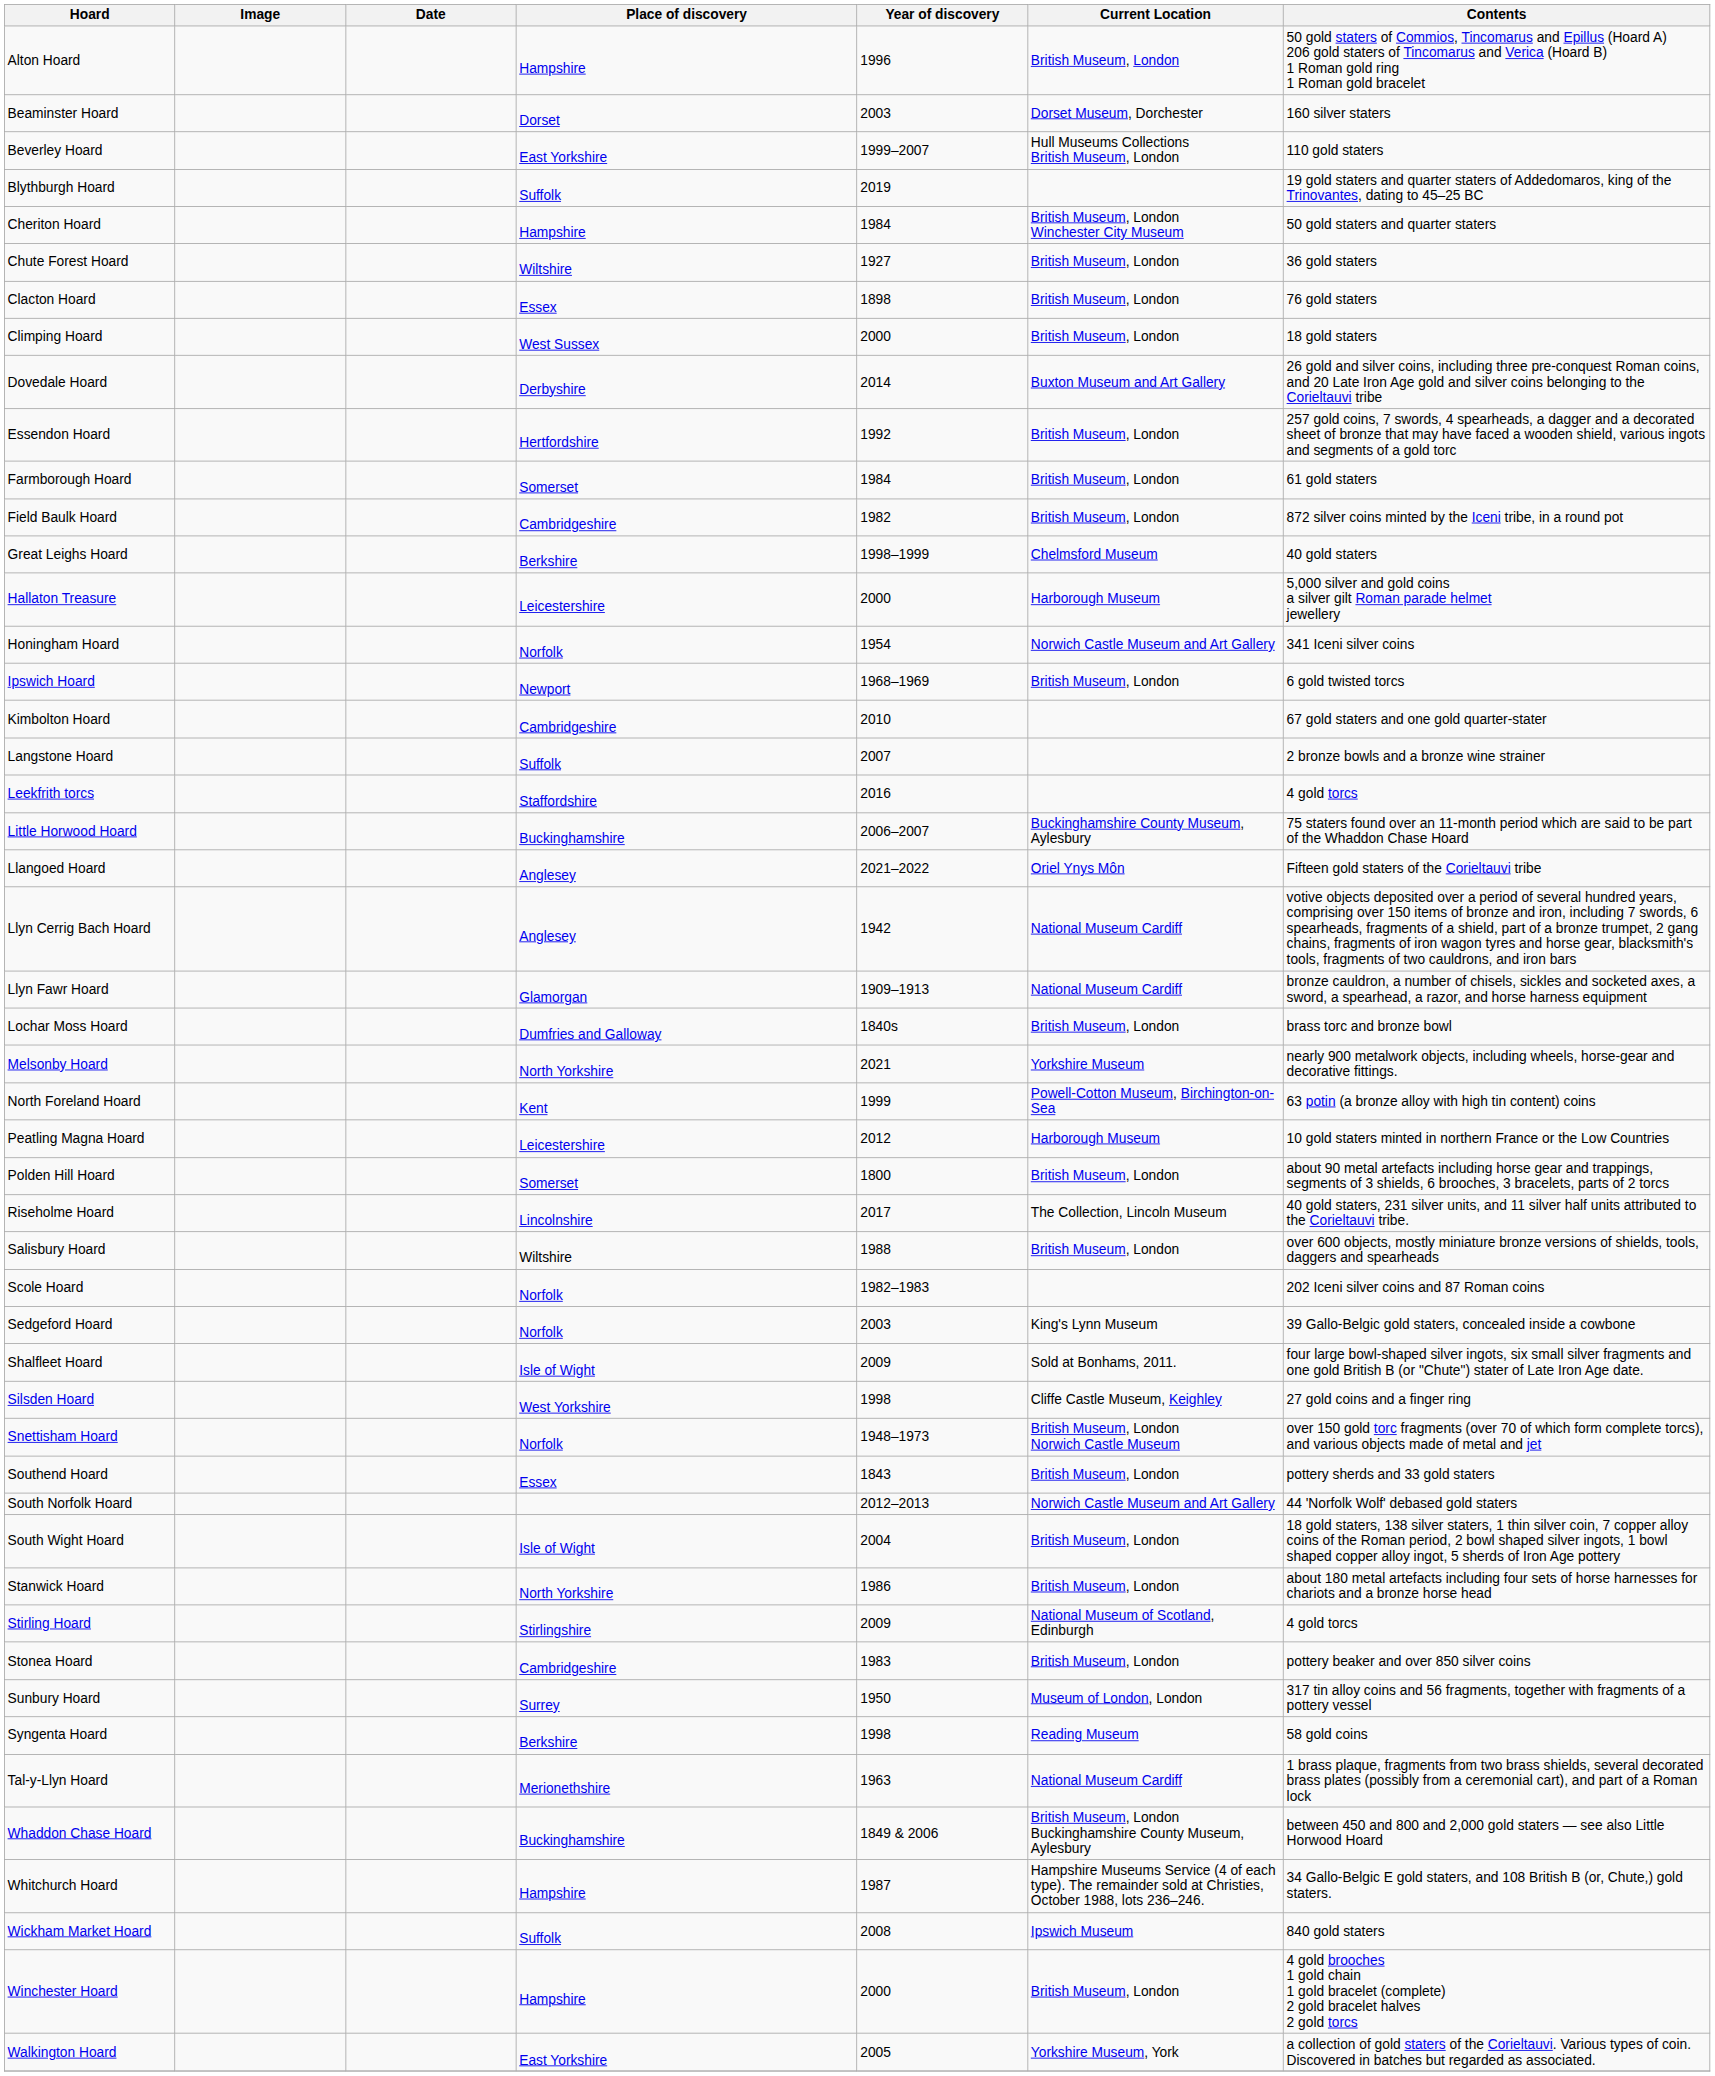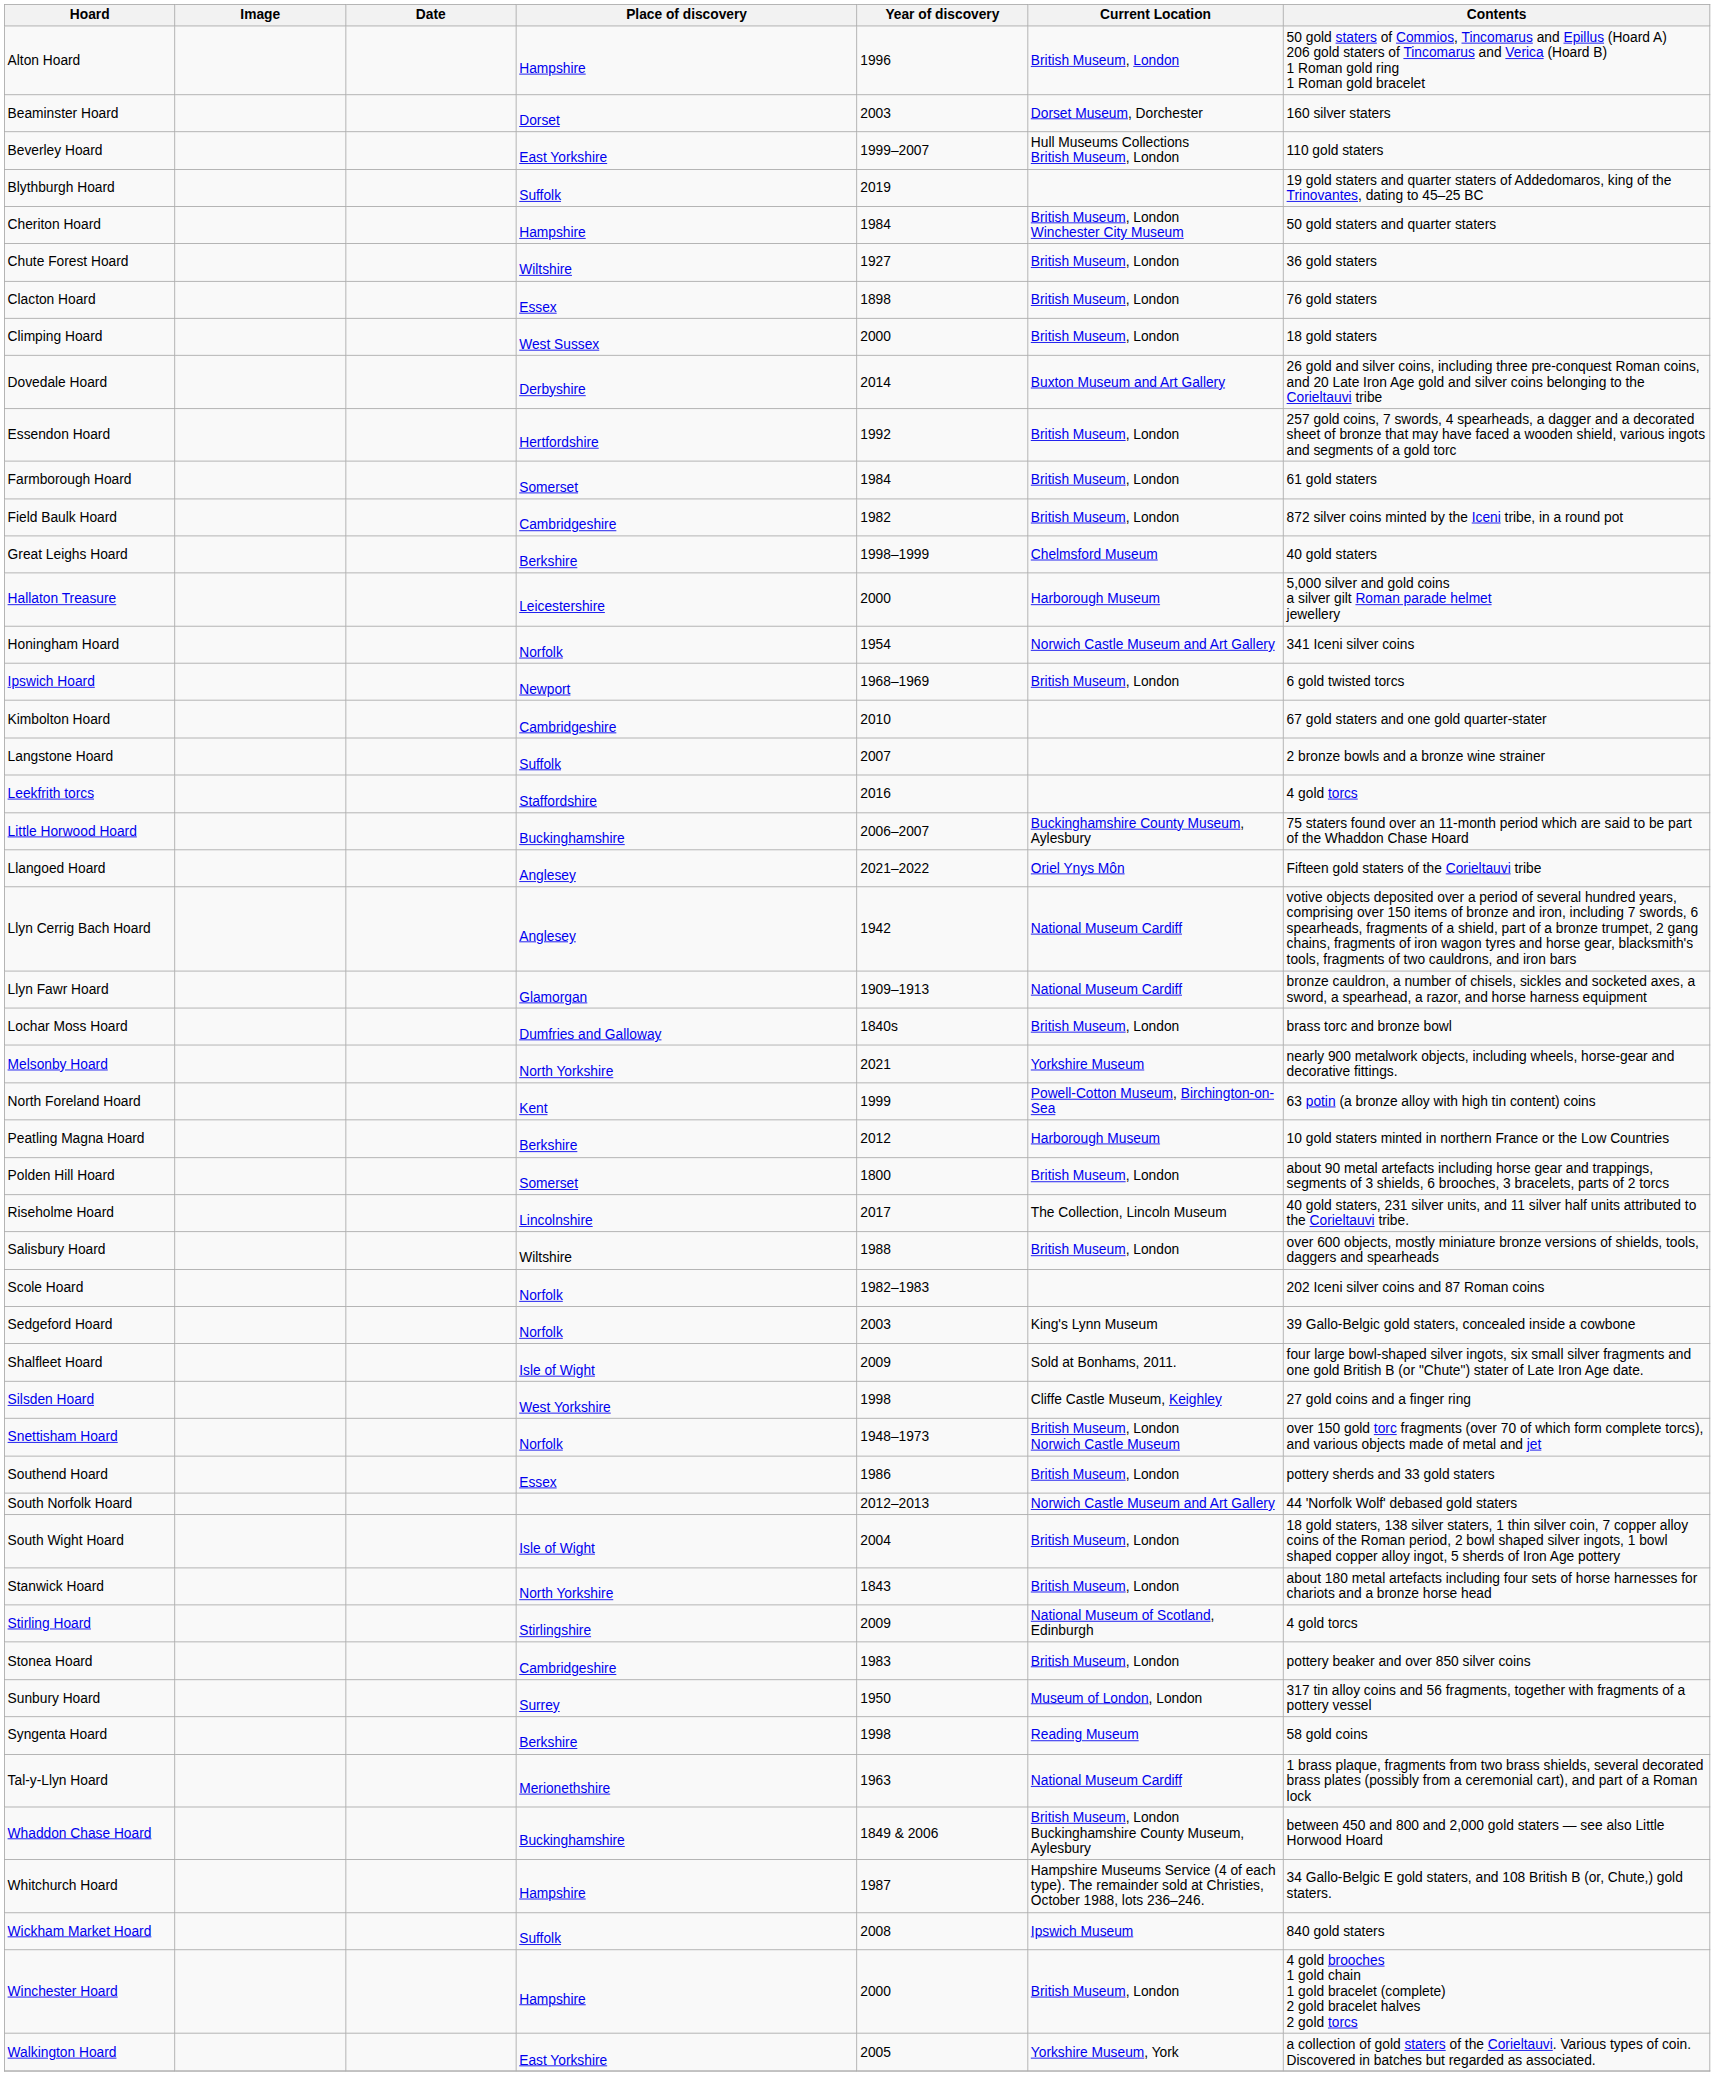(562, 1146) Leicestershire -> (548, 1146) Berkshire
(876, 1474) 1843 -> (876, 1474) 1986
(876, 1586) 1986 -> (876, 1586) 1843
